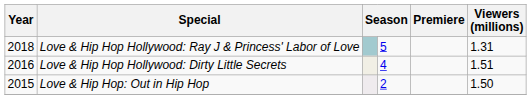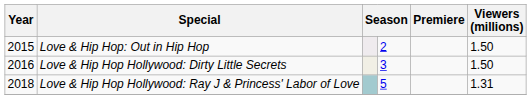rows swapped: (124, 84) <-> (200, 46)
(383, 65) 4 -> (383, 65) 3
(482, 65) 1.51 -> (482, 65) 1.50
